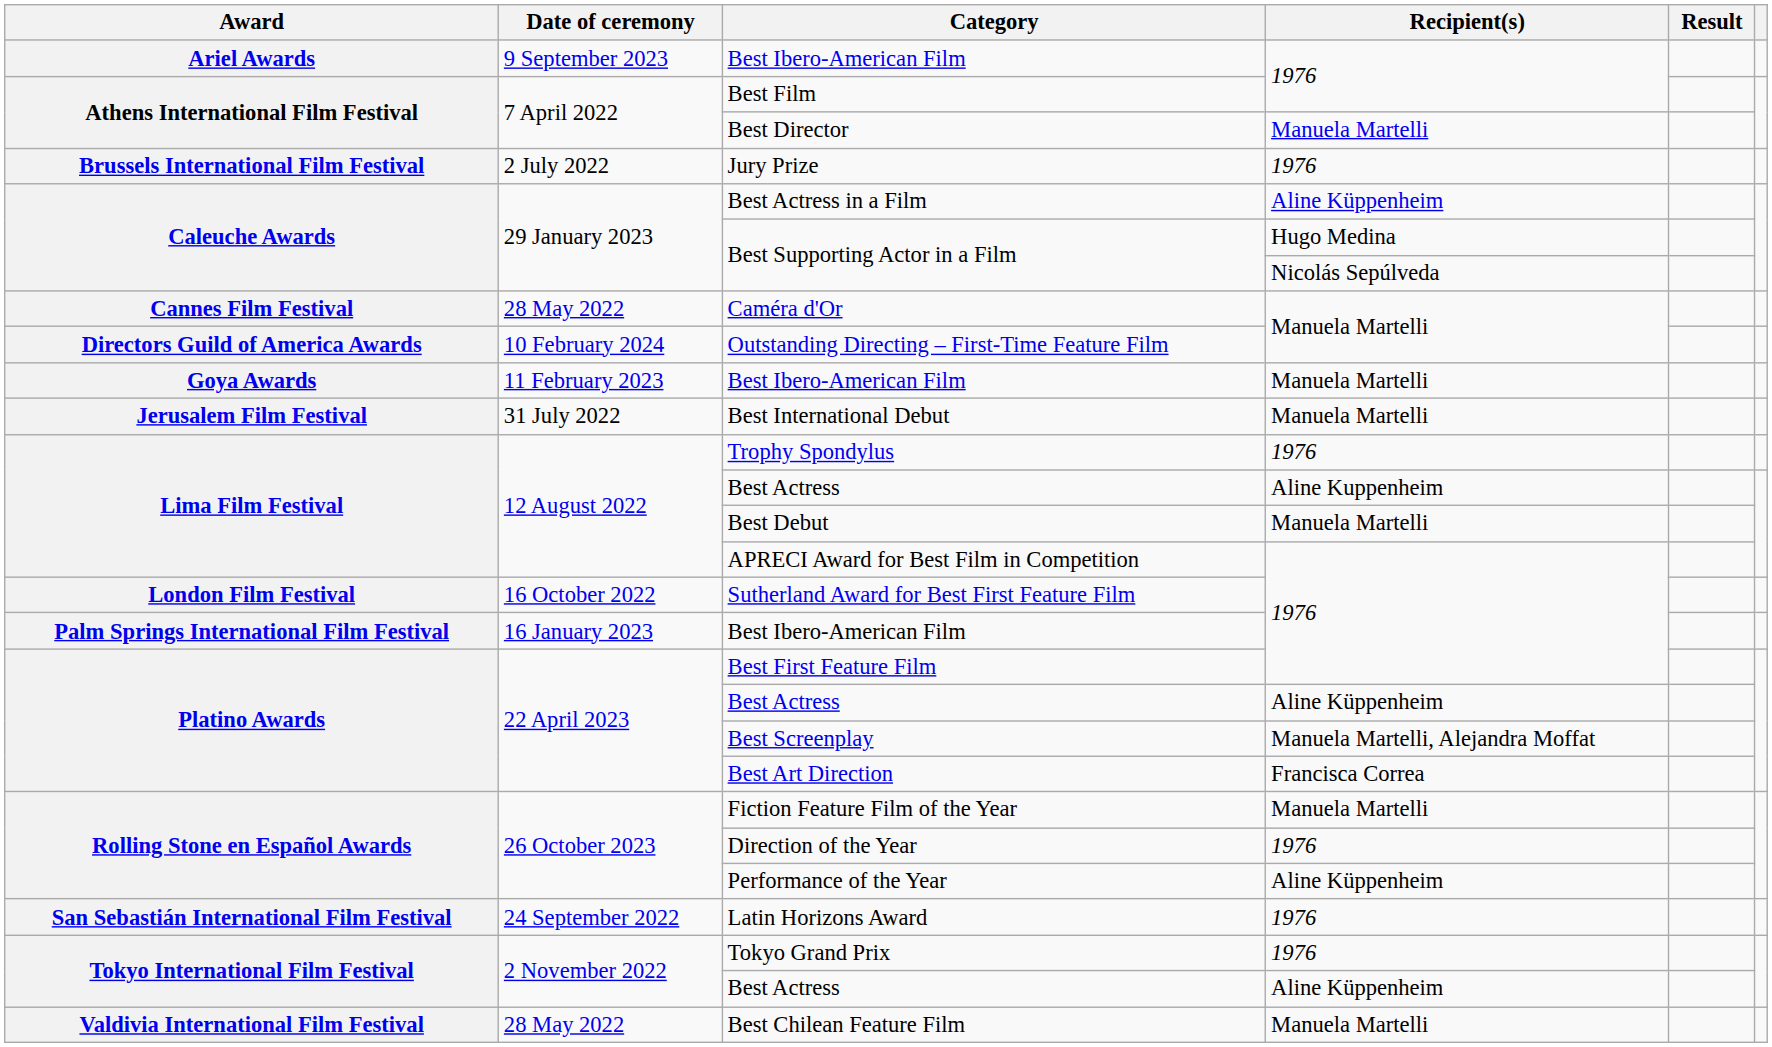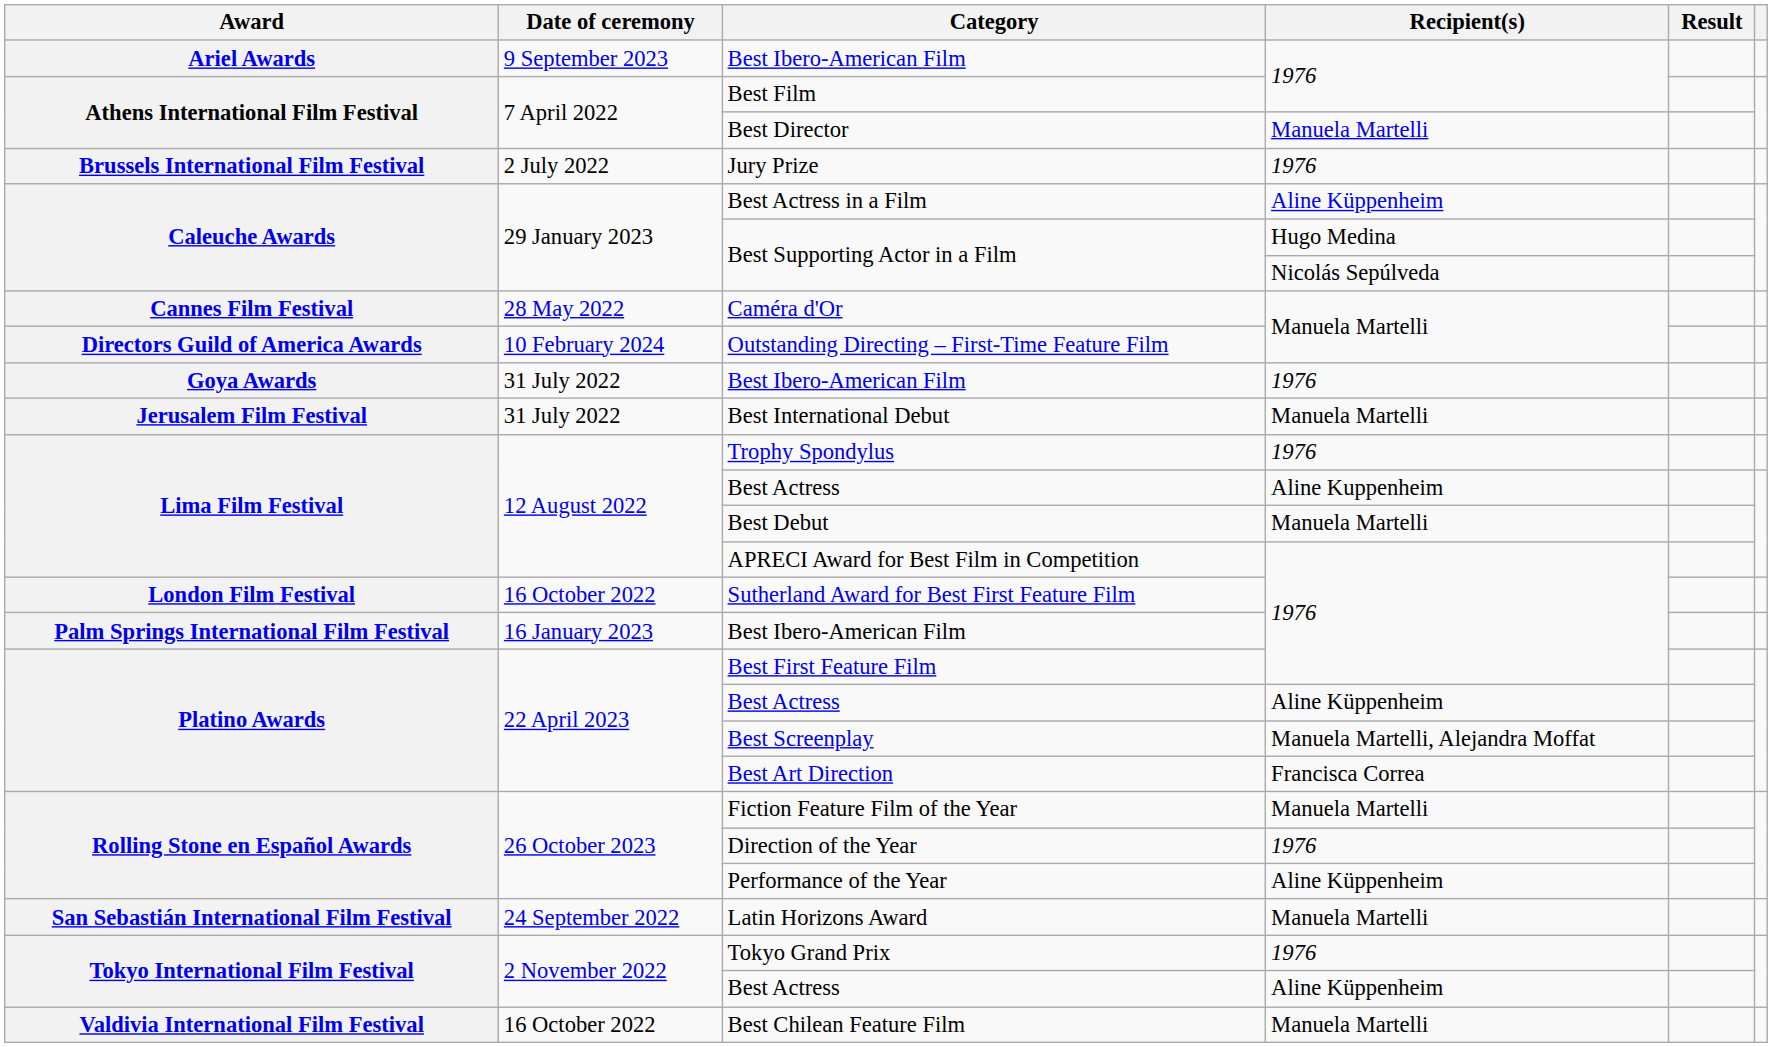(584, 380) 11 February 2023 -> (562, 380) 31 July 2022
(1350, 380) Manuela Martelli -> (1294, 380) 1976
(1294, 916) 1976 -> (1350, 916) Manuela Martelli
(564, 1024) 28 May 2022 -> (580, 1024) 16 October 2022
